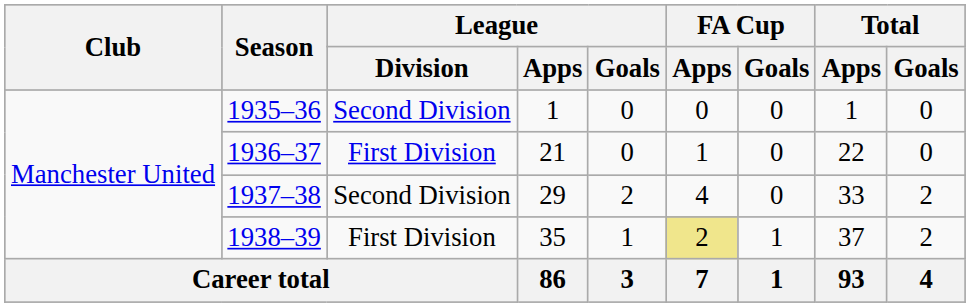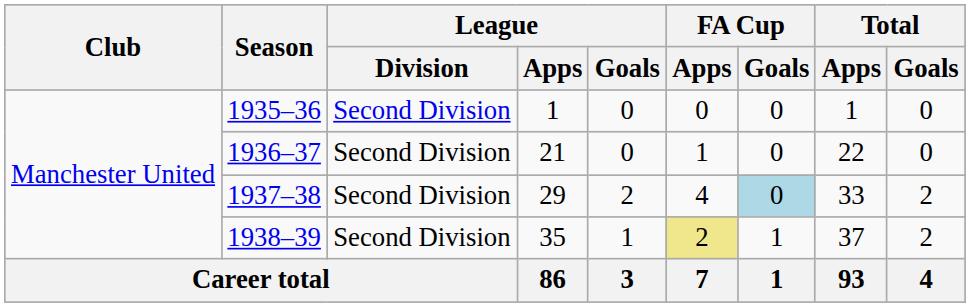(422, 152) First Division -> (422, 152) Second Division
(777, 195) no background -> (777, 195) lightblue background
(422, 237) First Division -> (422, 237) Second Division
